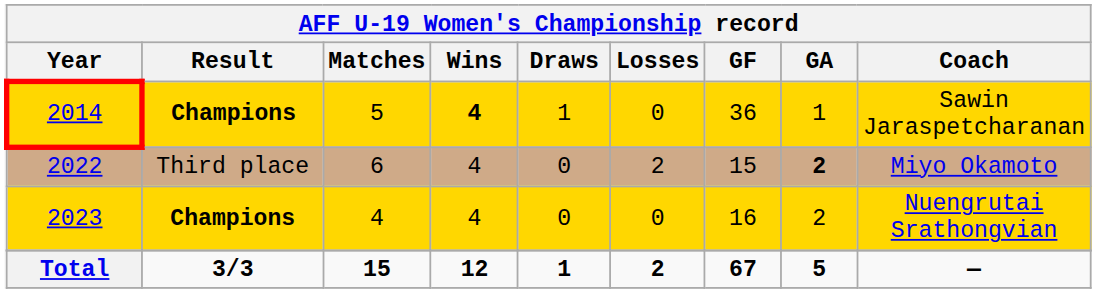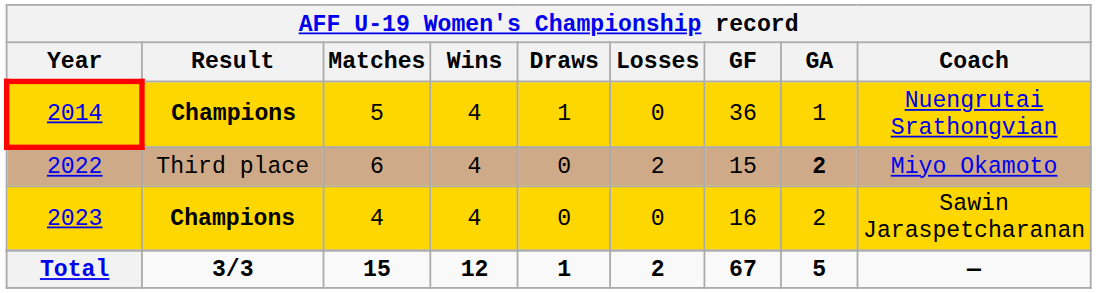(475, 114) bold -> (475, 114) normal
(974, 114) Sawin Jaraspetcharanan -> (974, 114) Nuengrutai Srathongvian
(974, 218) Nuengrutai Srathongvian -> (974, 218) Sawin Jaraspetcharanan
